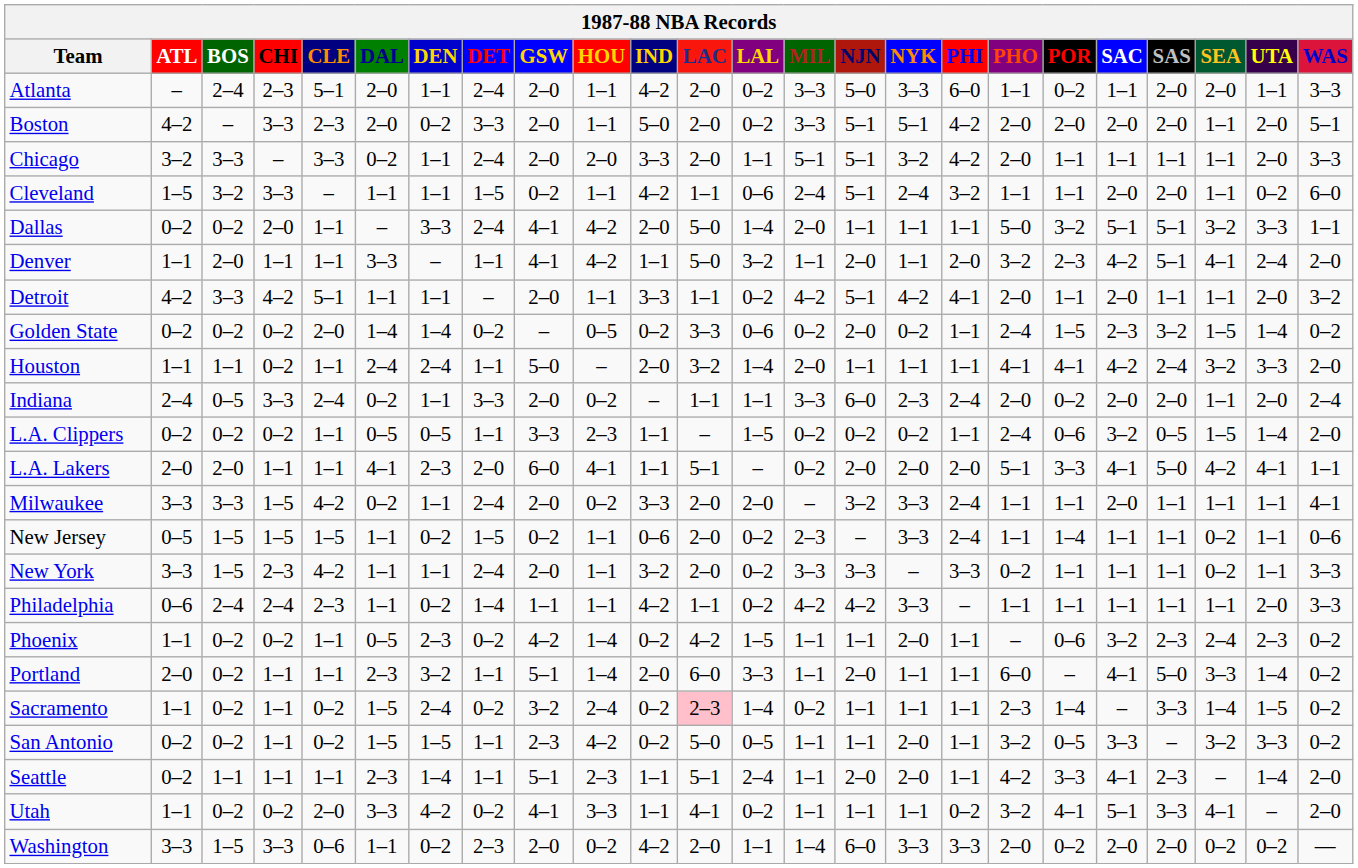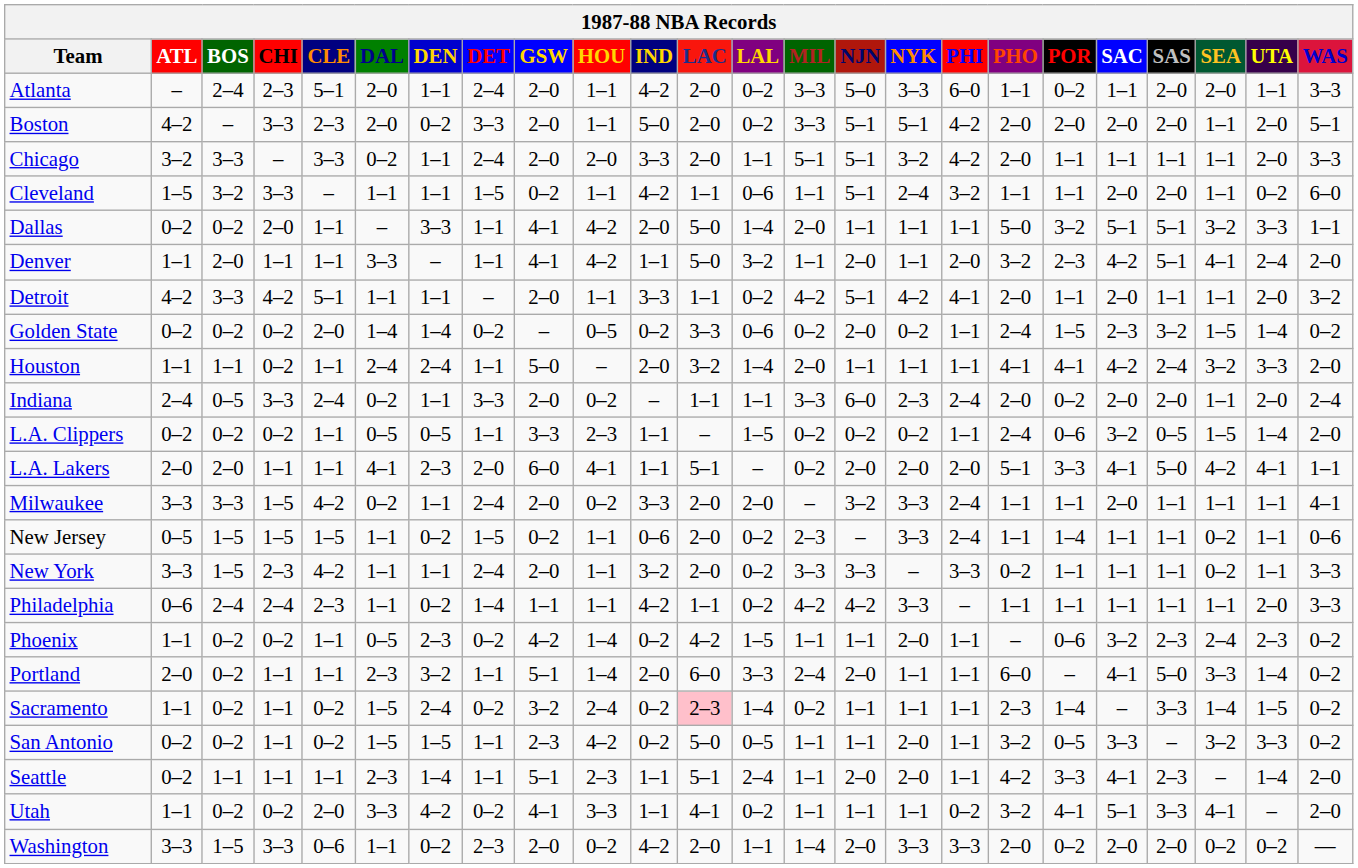(810, 193) 2–4 -> (810, 193) 1–1
(489, 227) 2–4 -> (489, 227) 1–1
(810, 674) 1–1 -> (810, 674) 2–4
(860, 845) 6–0 -> (860, 845) 2–0
